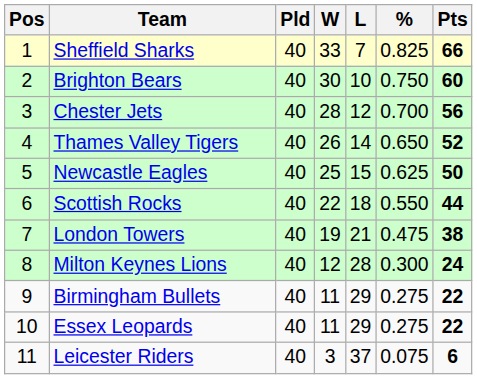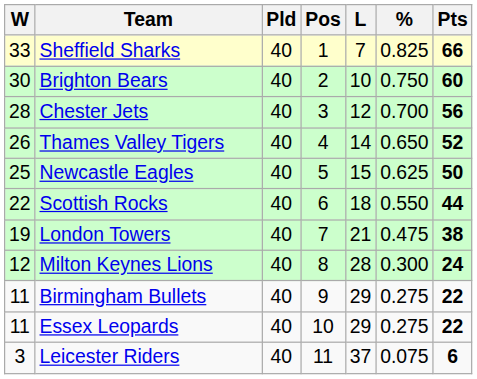columns swapped: (27, 19) <-> (330, 19)
